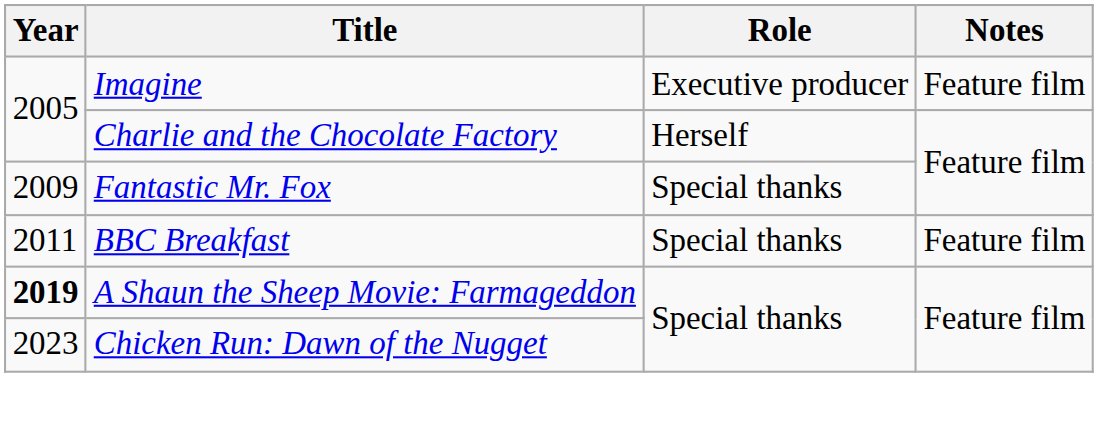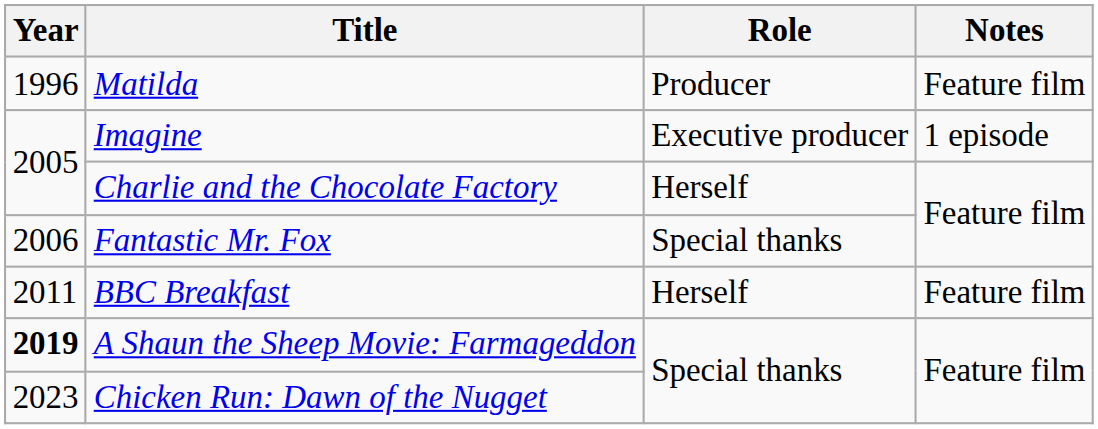+ row: (146, 82)
(1004, 82) Feature film -> (986, 135) 1 episode
(46, 187) 2009 -> (46, 239) 2006
(747, 239) Special thanks -> (700, 291) Herself
